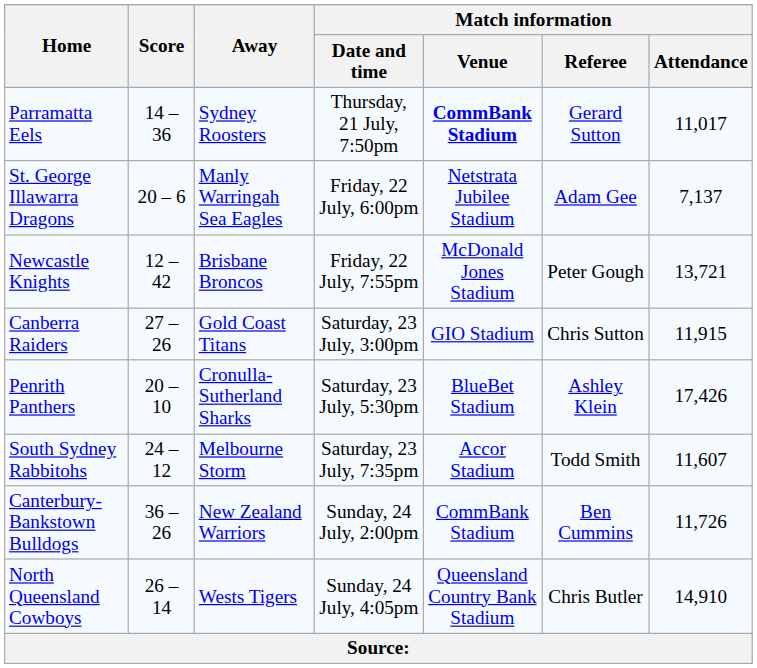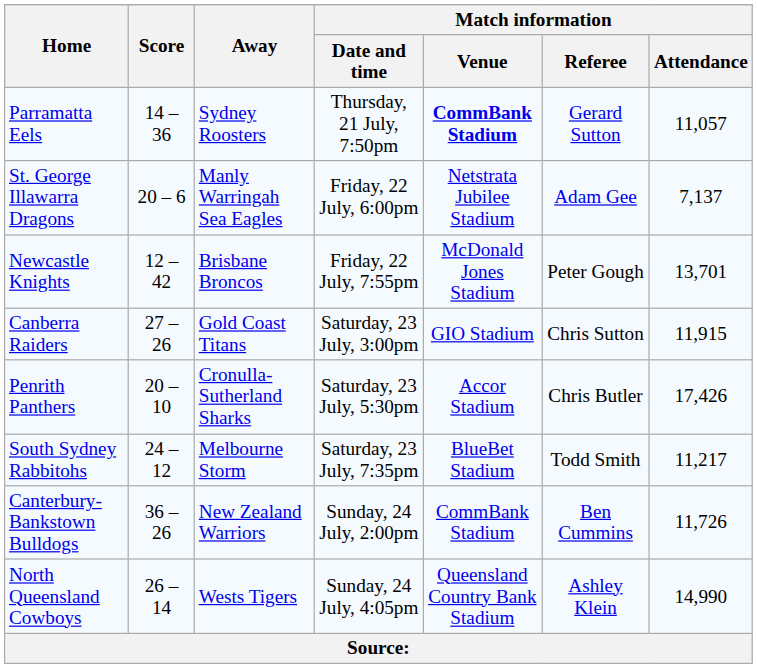(701, 123) 11,017 -> (701, 123) 11,057
(701, 271) 13,721 -> (701, 271) 13,701
(482, 396) BlueBet Stadium -> (482, 396) Accor Stadium
(596, 396) Ashley Klein -> (596, 396) Chris Butler
(482, 459) Accor Stadium -> (482, 459) BlueBet Stadium
(701, 459) 11,607 -> (701, 459) 11,217
(596, 596) Chris Butler -> (596, 596) Ashley Klein
(701, 596) 14,910 -> (701, 596) 14,990
